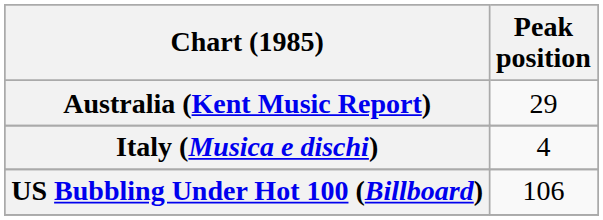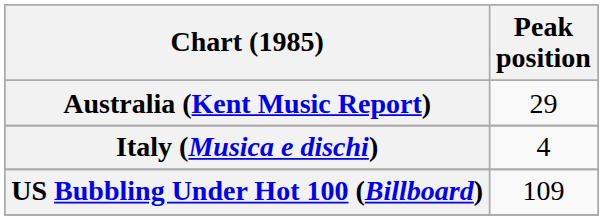(543, 191) 106 -> (543, 191) 109
